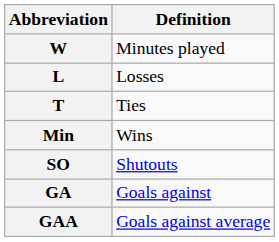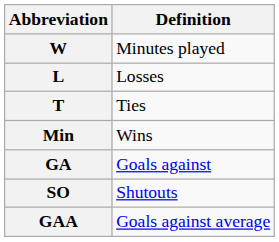rows swapped: (58, 164) <-> (58, 193)
